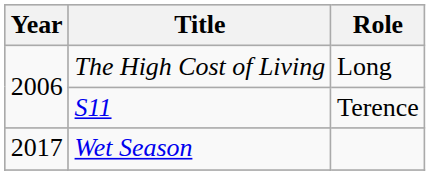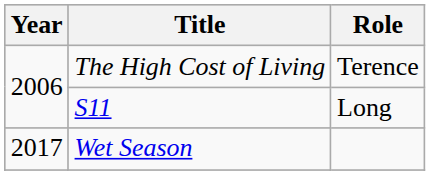(364, 66) Long -> (378, 66) Terence
(378, 107) Terence -> (364, 107) Long
